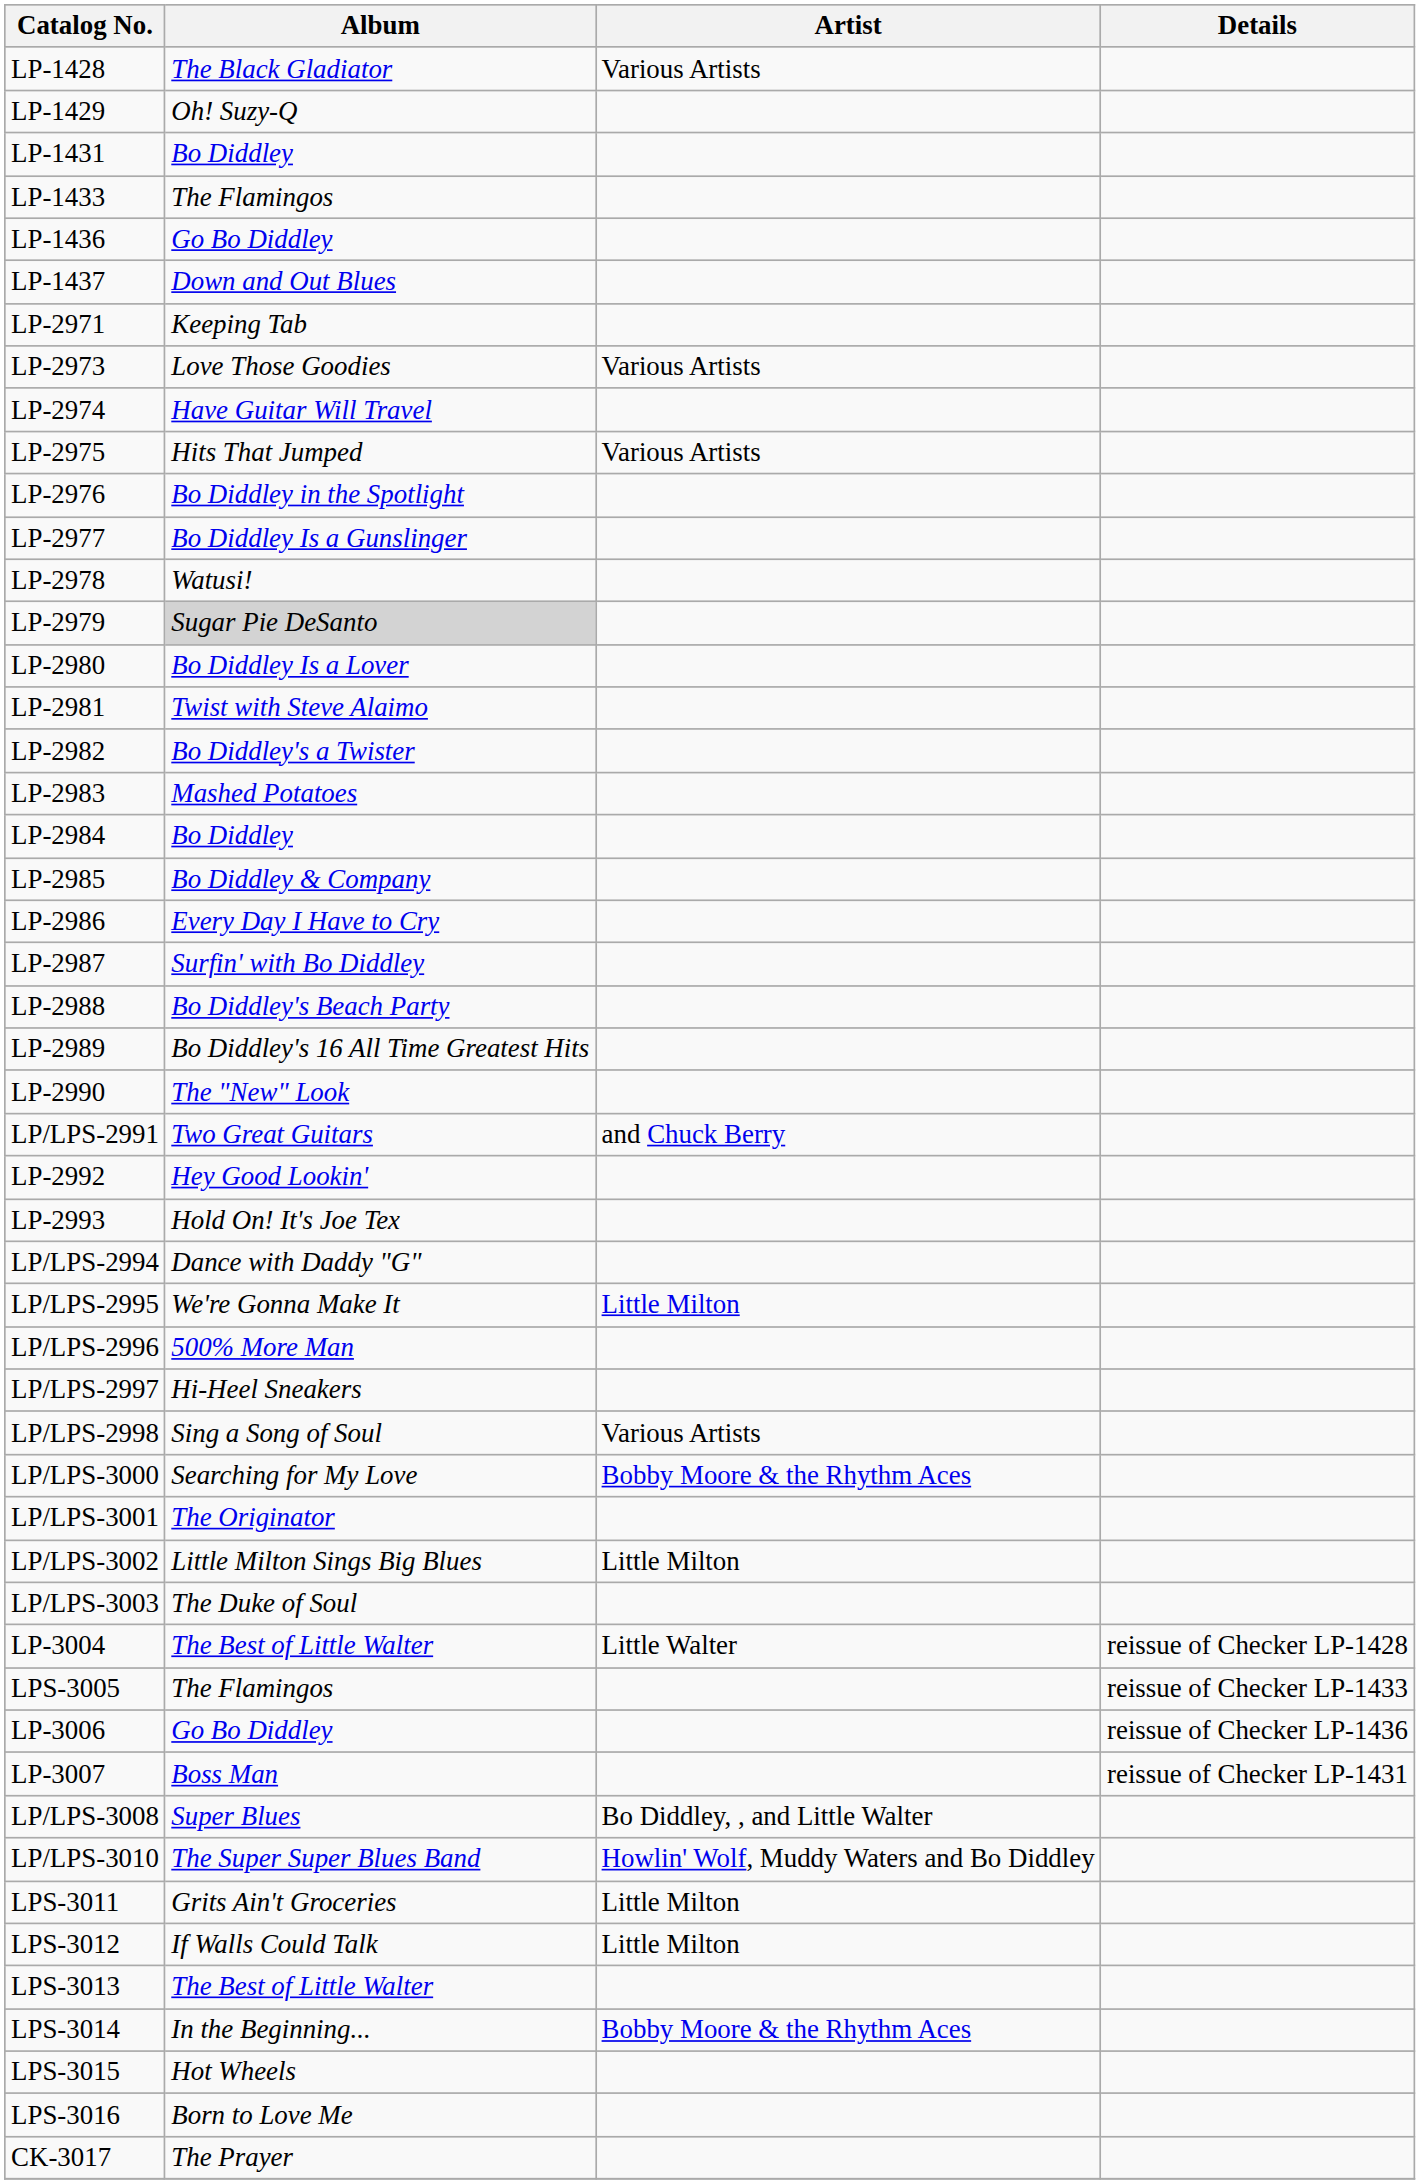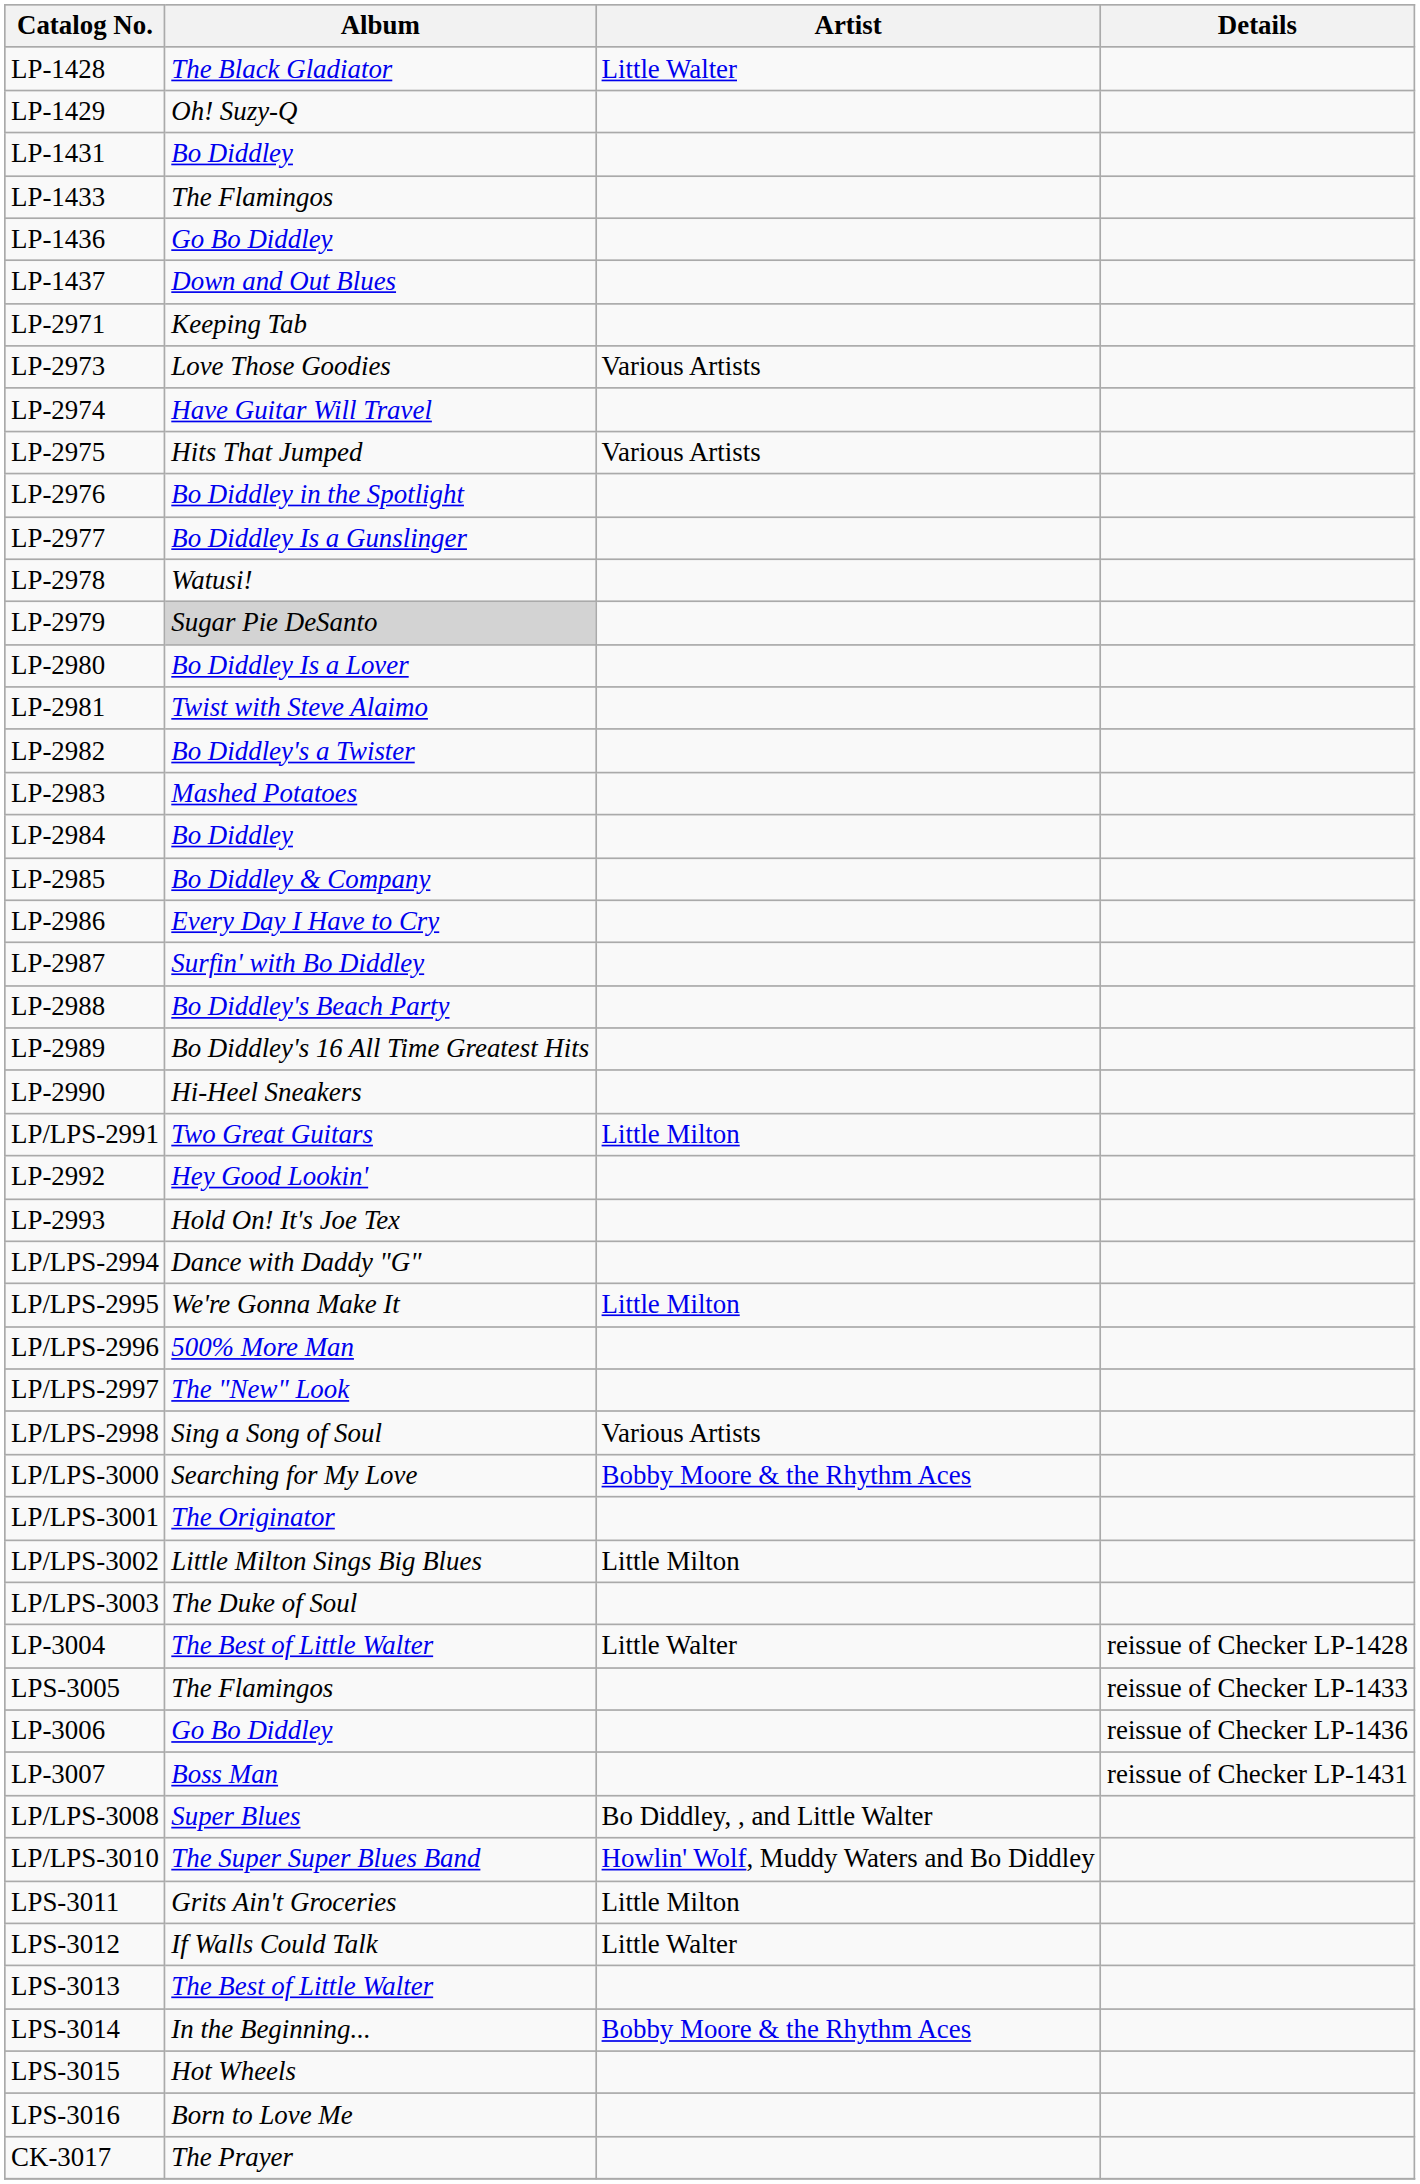(681, 68) Various Artists -> (669, 68) Little Walter
(260, 1091) The "New" Look -> (266, 1091) Hi-Heel Sneakers
(693, 1134) and Chuck Berry -> (671, 1134) Little Milton
(266, 1389) Hi-Heel Sneakers -> (260, 1389) The "New" Look
(671, 1944) Little Milton -> (669, 1944) Little Walter
